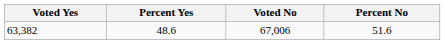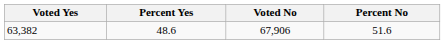(275, 30) 67,006 -> (275, 30) 67,906
